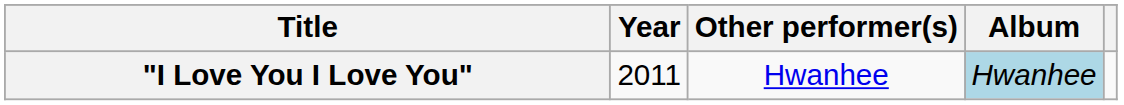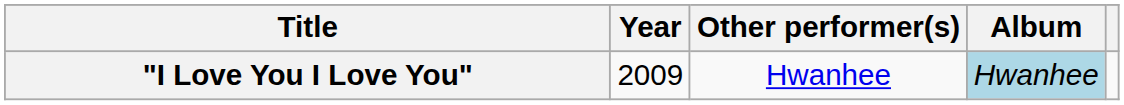(649, 74) 2011 -> (650, 74) 2009
